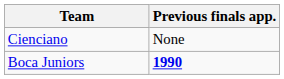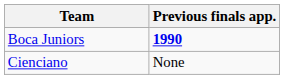rows swapped: (46, 62) <-> (38, 39)
